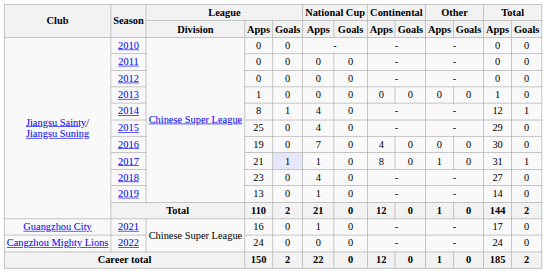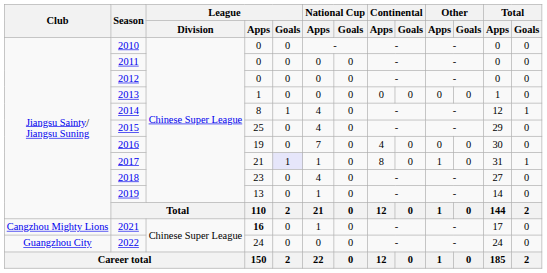(58, 227) Guangzhou City -> (58, 227) Cangzhou Mighty Lions
(259, 227) normal -> (259, 227) bold
(58, 243) Cangzhou Mighty Lions -> (58, 243) Guangzhou City
